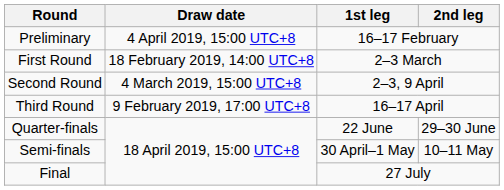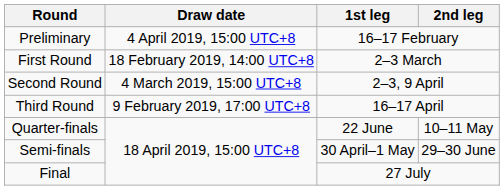(458, 128) 29–30 June -> (458, 128) 10–11 May
(458, 151) 10–11 May -> (458, 151) 29–30 June
